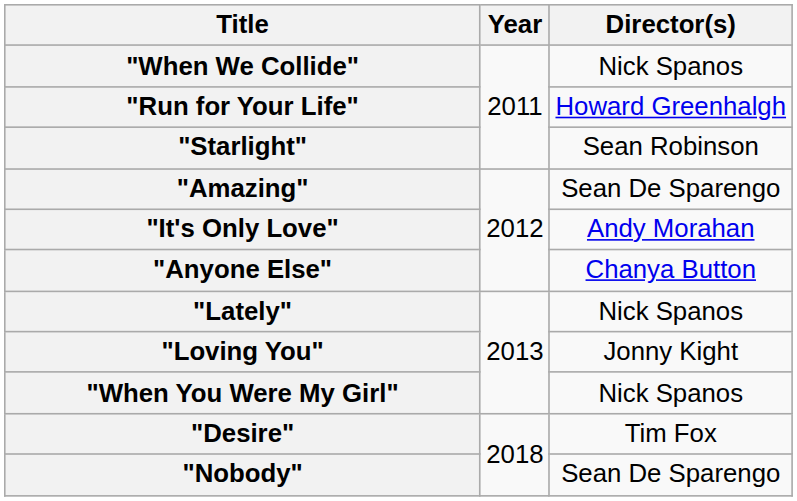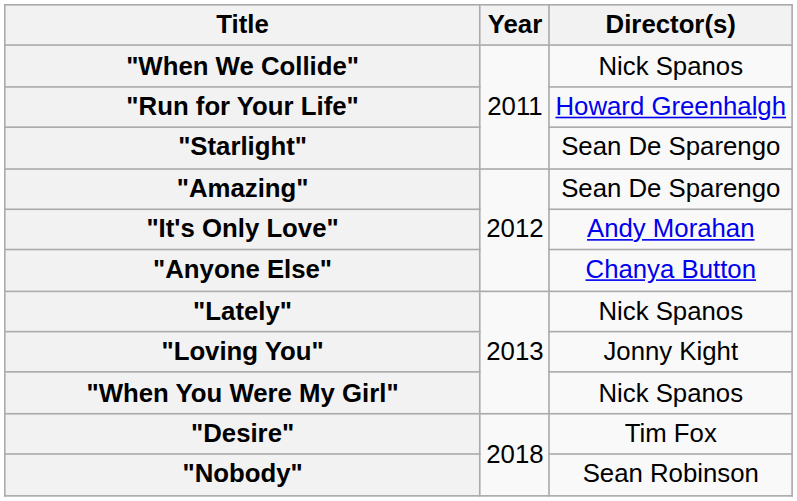(671, 147) Sean Robinson -> (671, 147) Sean De Sparengo
(671, 474) Sean De Sparengo -> (671, 474) Sean Robinson
